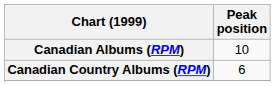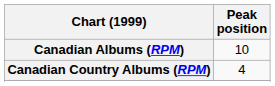(242, 70) 6 -> (242, 70) 4
